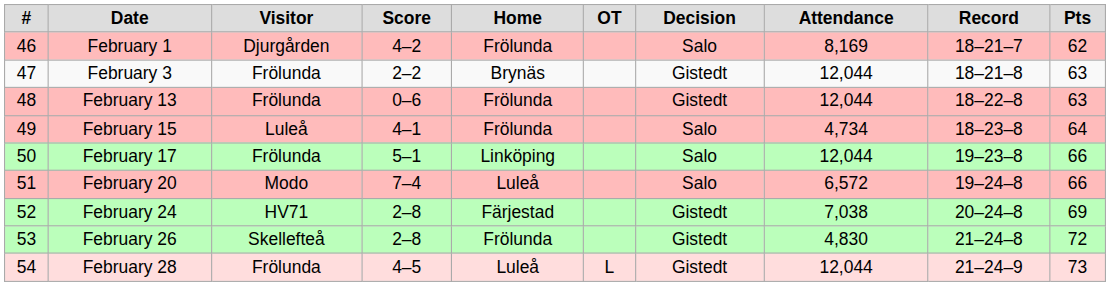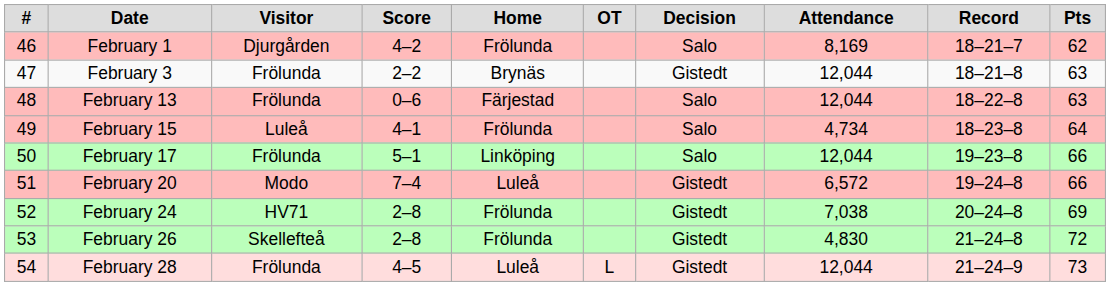(518, 101) Frölunda -> (518, 101) Färjestad
(700, 101) Gistedt -> (700, 101) Salo
(700, 184) Salo -> (700, 184) Gistedt
(518, 211) Färjestad -> (518, 211) Frölunda
